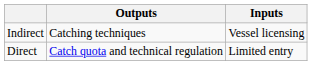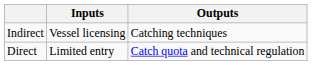columns swapped: (266, 13) <-> (136, 13)
